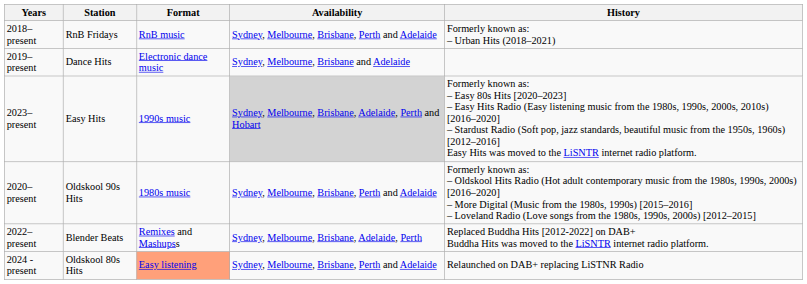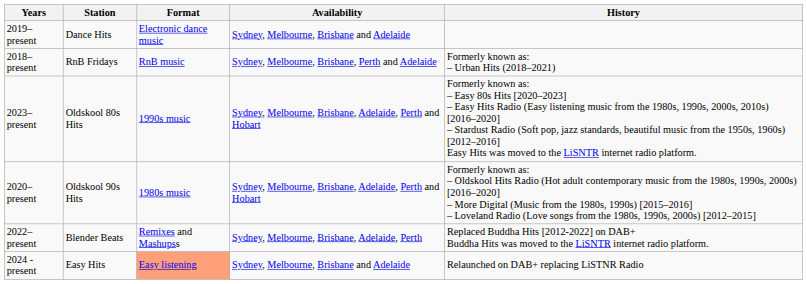rows swapped: (21, 34) <-> (21, 62)
(85, 118) Easy Hits -> (93, 118) Oldskool 80s Hits
(336, 118) lightgrey background -> (336, 118) no background
(334, 192) Sydney, Melbourne, Brisbane, Perth and Adelaide -> (336, 192) Sydney, Melbourne, Brisbane, Adelaide, Perth and Hobart
(93, 265) Oldskool 80s Hits -> (85, 265) Easy Hits
(334, 265) Sydney, Melbourne, Brisbane, Perth and Adelaide -> (321, 265) Sydney, Melbourne, Brisbane and Adelaide
